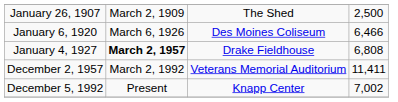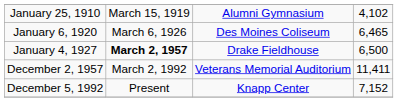- row: (55, 13)
+ row: (55, 13)
(369, 32) 6,466 -> (373, 32) 6,465
(369, 50) 6,808 -> (373, 50) 6,500
(369, 87) 7,002 -> (373, 87) 7,152
